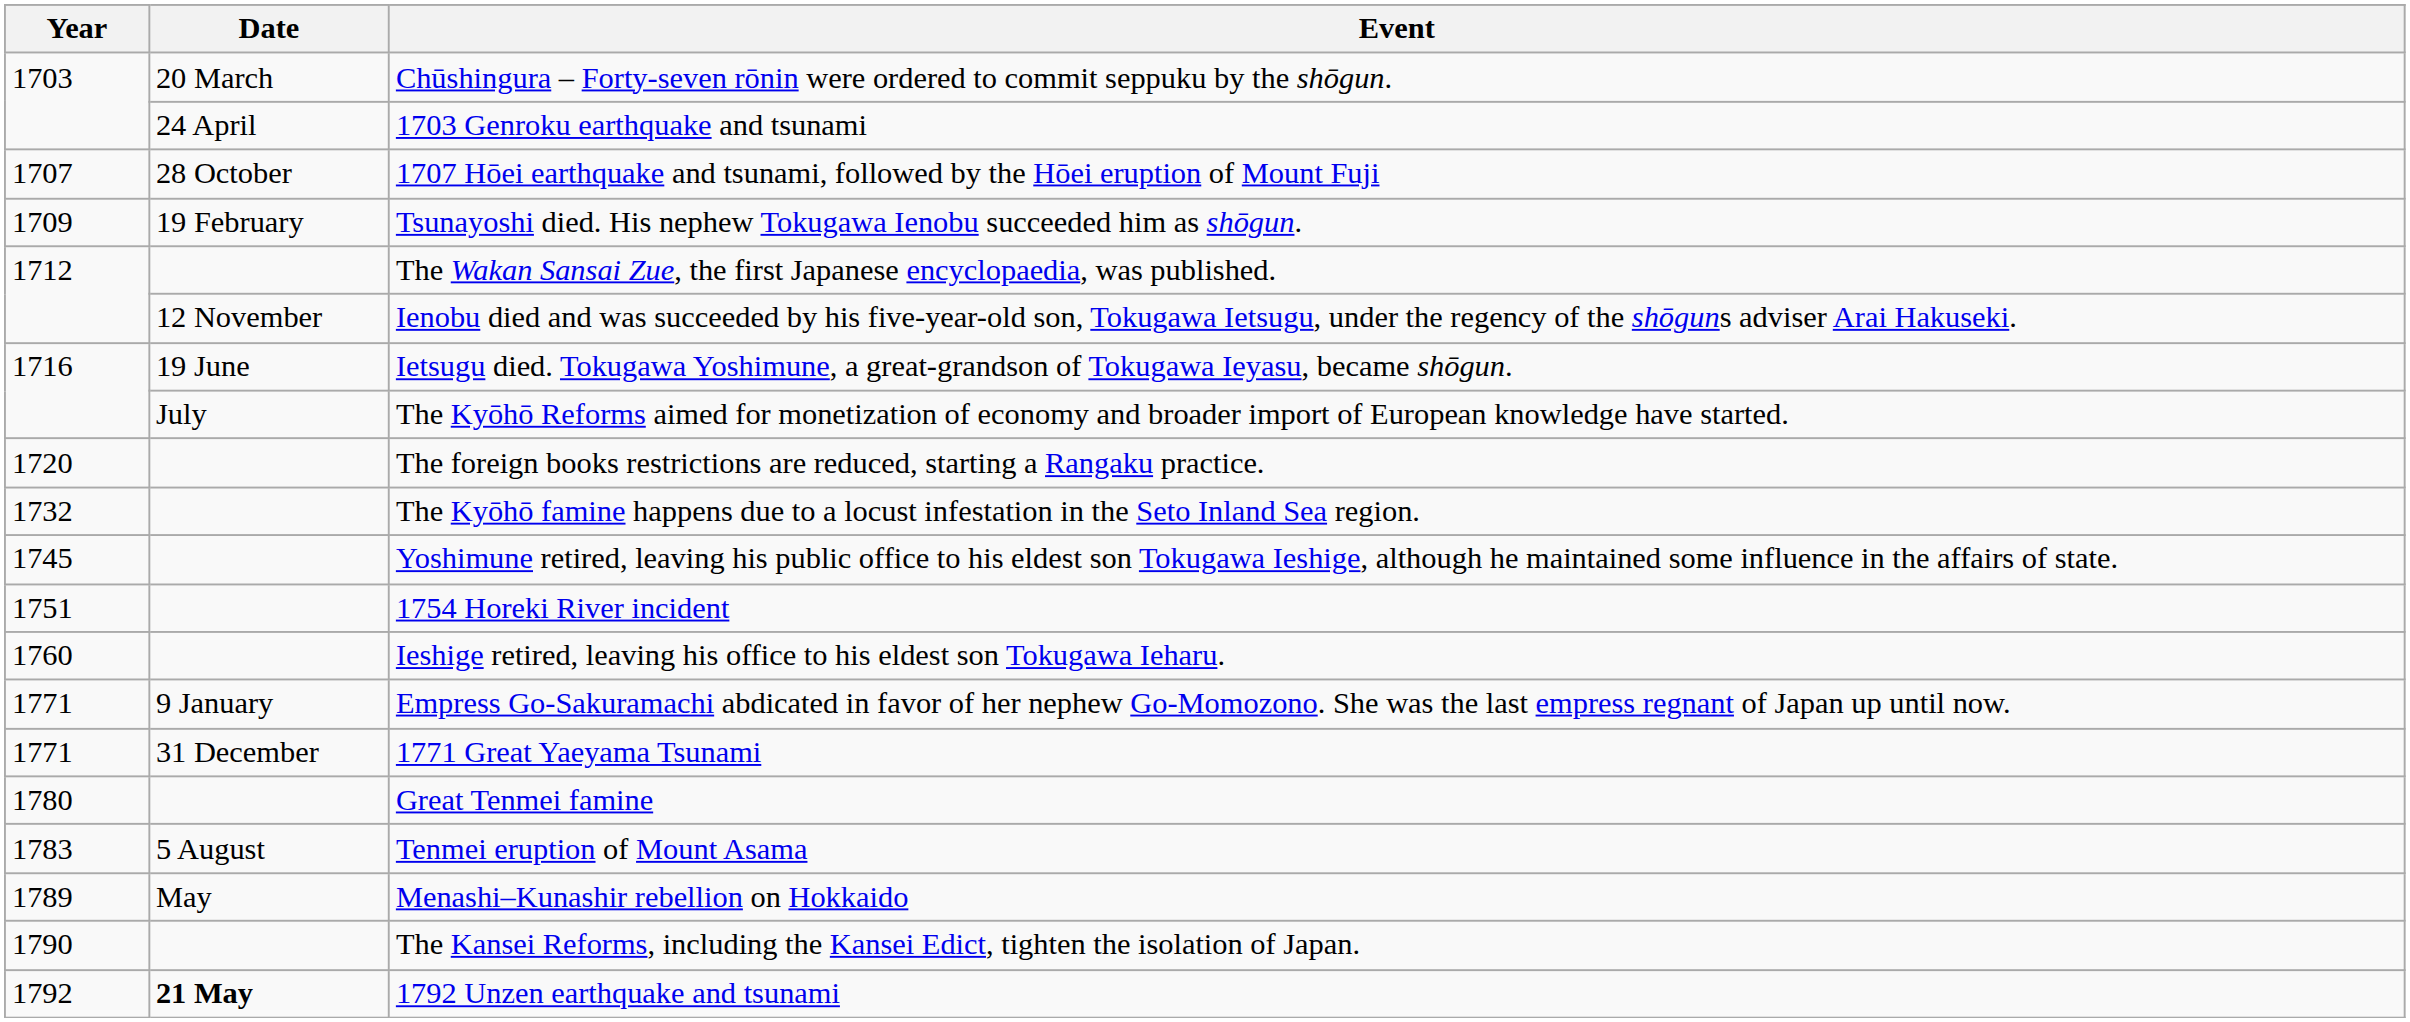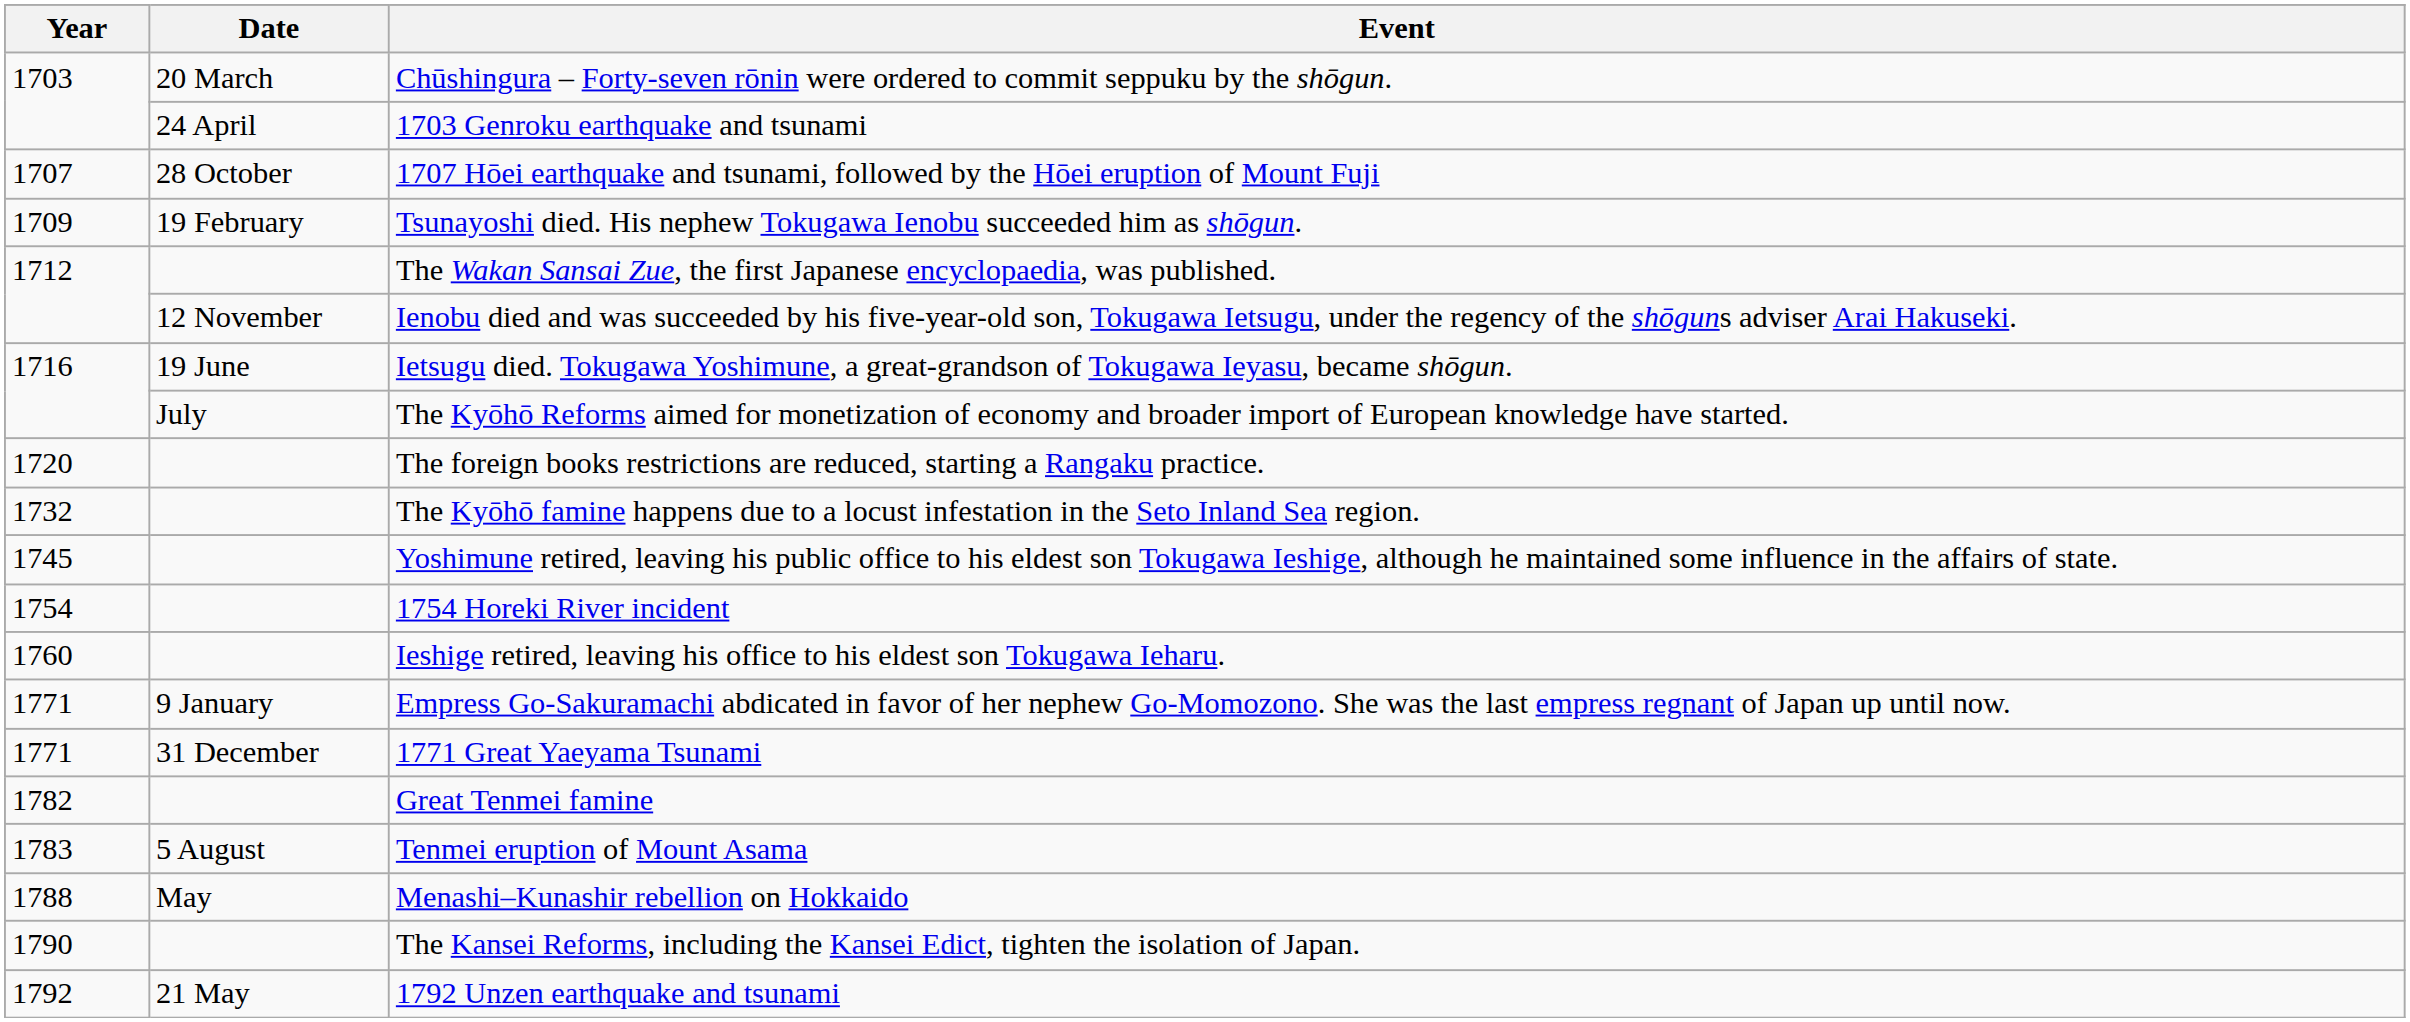(42, 607) 1751 -> (42, 607) 1754
(42, 800) 1780 -> (42, 800) 1782
(42, 896) 1789 -> (42, 896) 1788
(204, 992) bold -> (203, 992) normal
